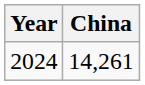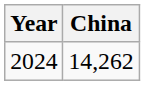(101, 60) 14,261 -> (101, 60) 14,262
